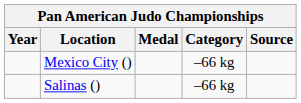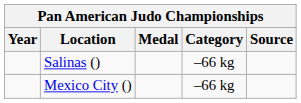rows swapped: (88, 62) <-> (72, 86)
